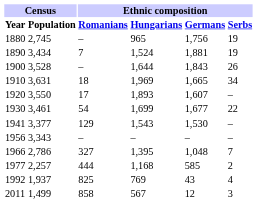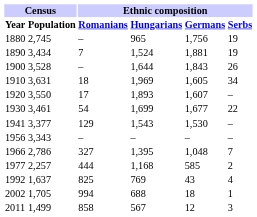(196, 81) 1,665 -> (196, 81) 1,605
(39, 179) 1,937 -> (39, 179) 1,637
+ row: (15, 193)
